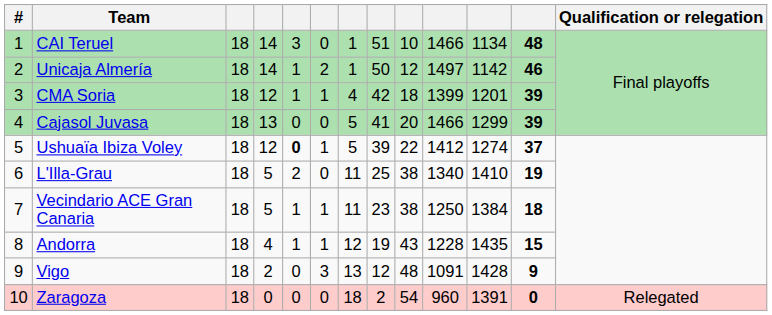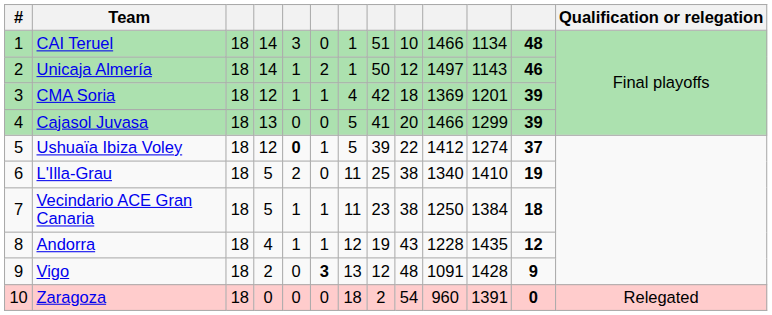(489, 69) 1142 -> (489, 69) 1143
(445, 95) 1399 -> (445, 95) 1369
(533, 245) 15 -> (533, 245) 12
(324, 271) normal -> (324, 271) bold
